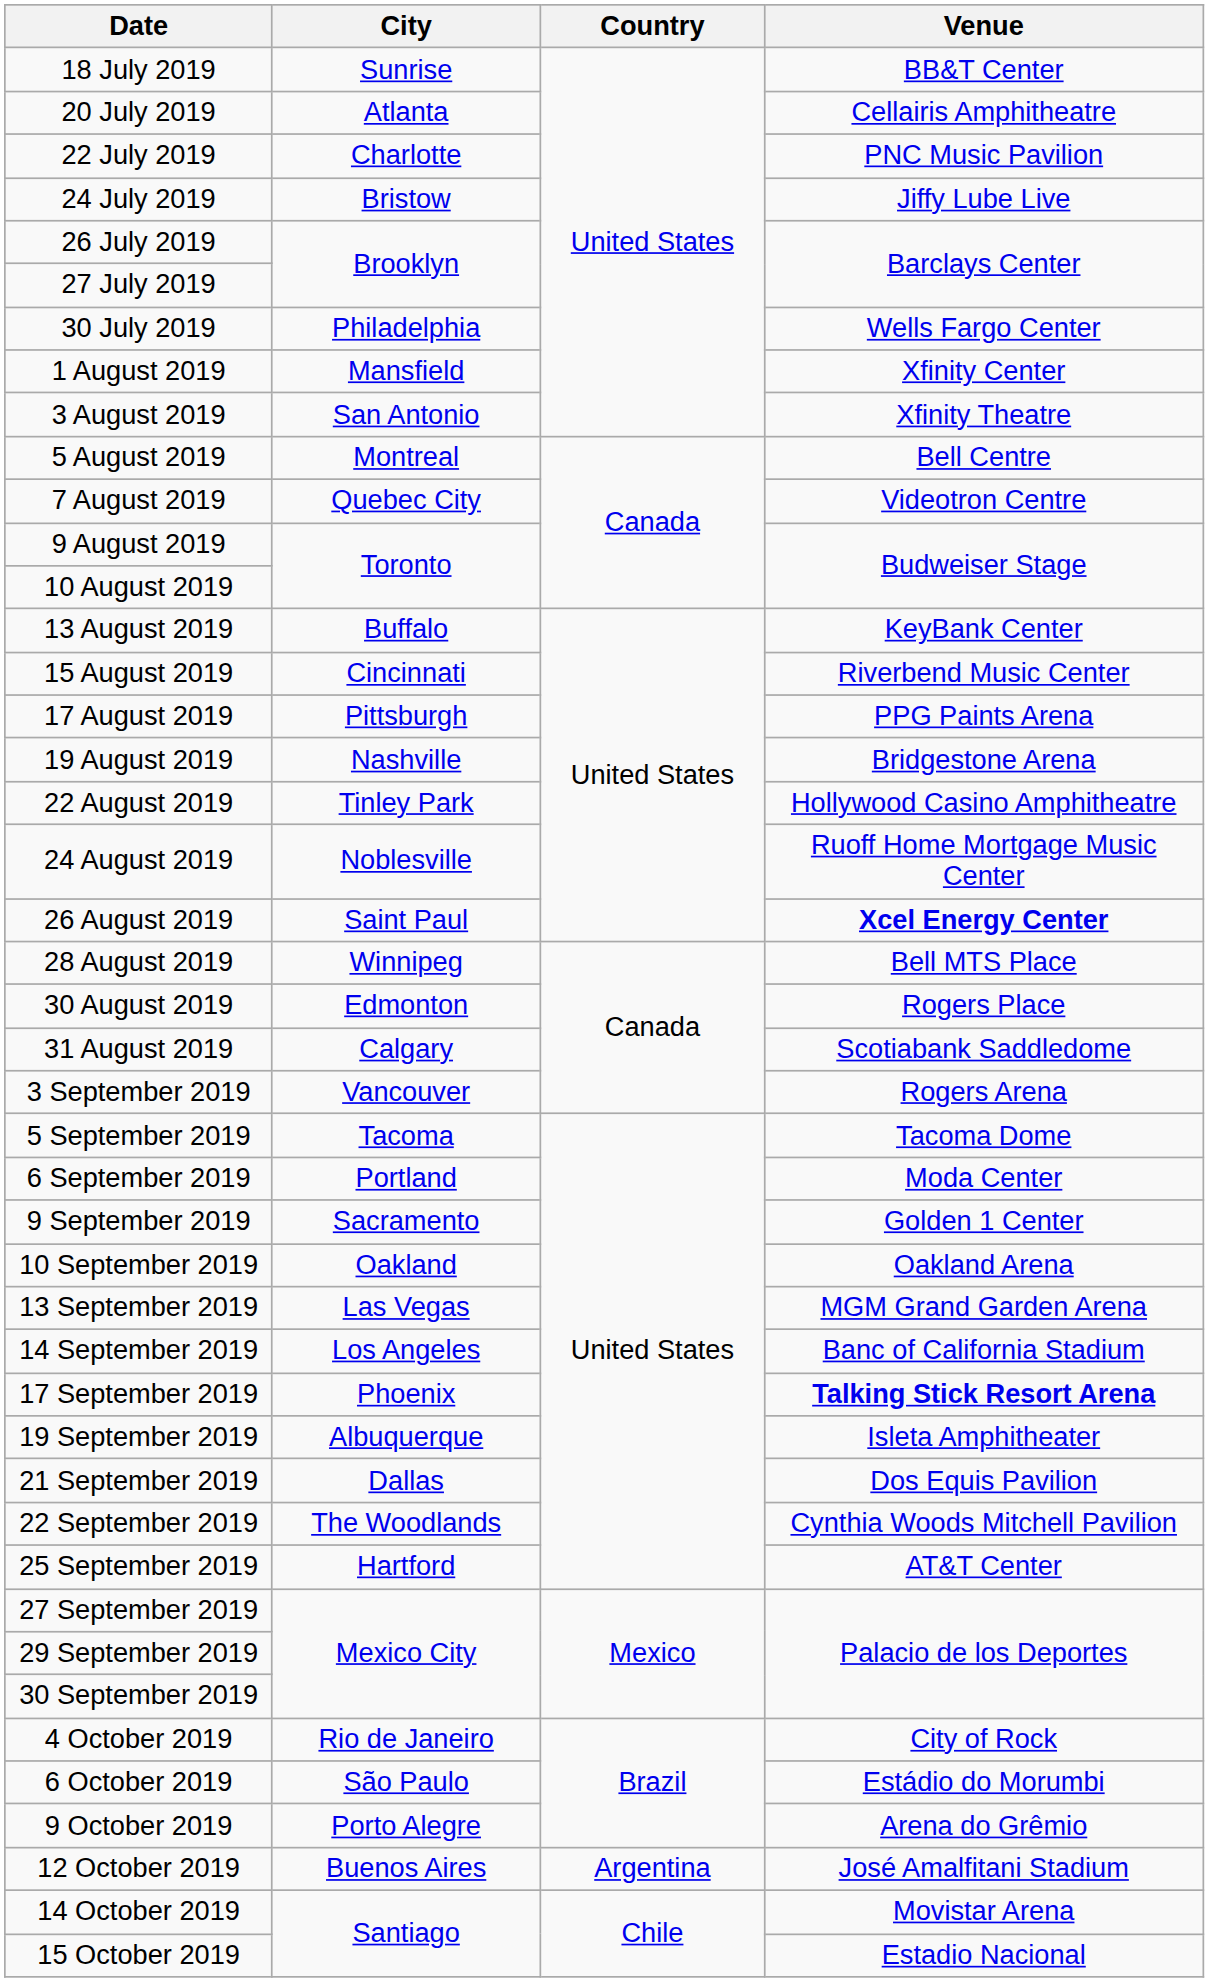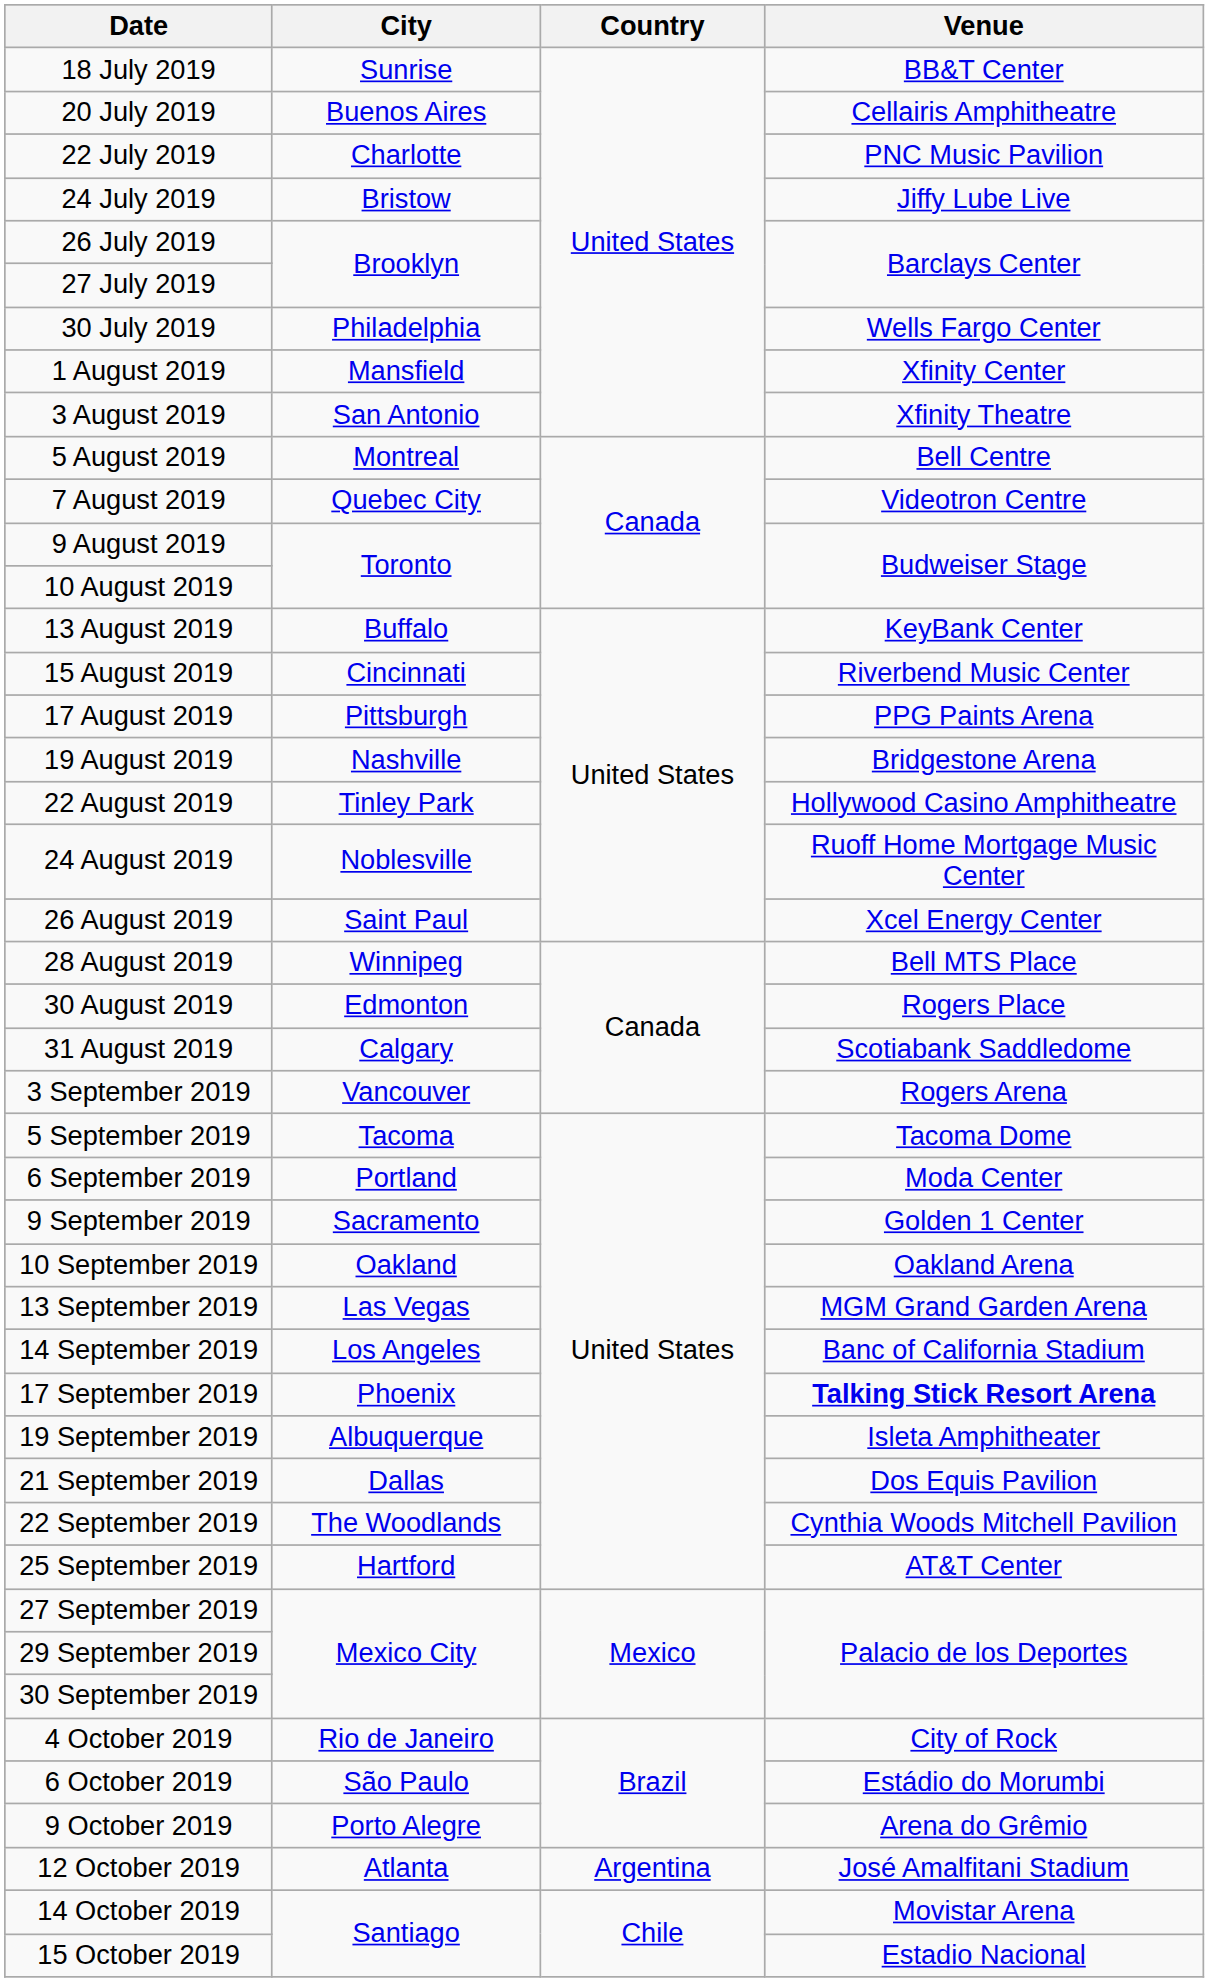(406, 112) Atlanta -> (406, 112) Buenos Aires
(984, 919) bold -> (984, 919) normal
(406, 1868) Buenos Aires -> (406, 1868) Atlanta
